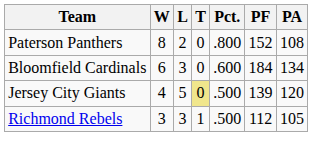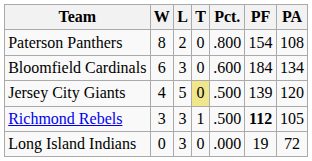(261, 42) 152 -> (261, 42) 154
(261, 118) normal -> (261, 118) bold
+ row: (72, 144)
